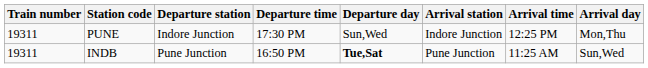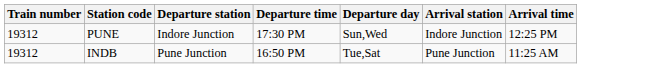- column: (610, 14)
(22, 33) 19311 -> (23, 33) 19312
(22, 53) 19311 -> (23, 53) 19312
(363, 53) bold -> (361, 53) normal
